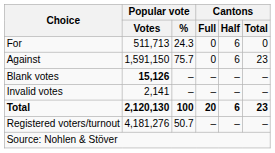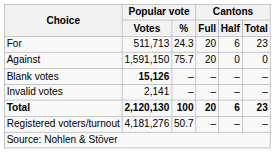(213, 44) 0 -> (211, 44) 20
(265, 44) 0 -> (262, 44) 23
(213, 60) 0 -> (211, 60) 20
(237, 60) 6 -> (237, 60) 0
(262, 60) 23 -> (265, 60) 0
